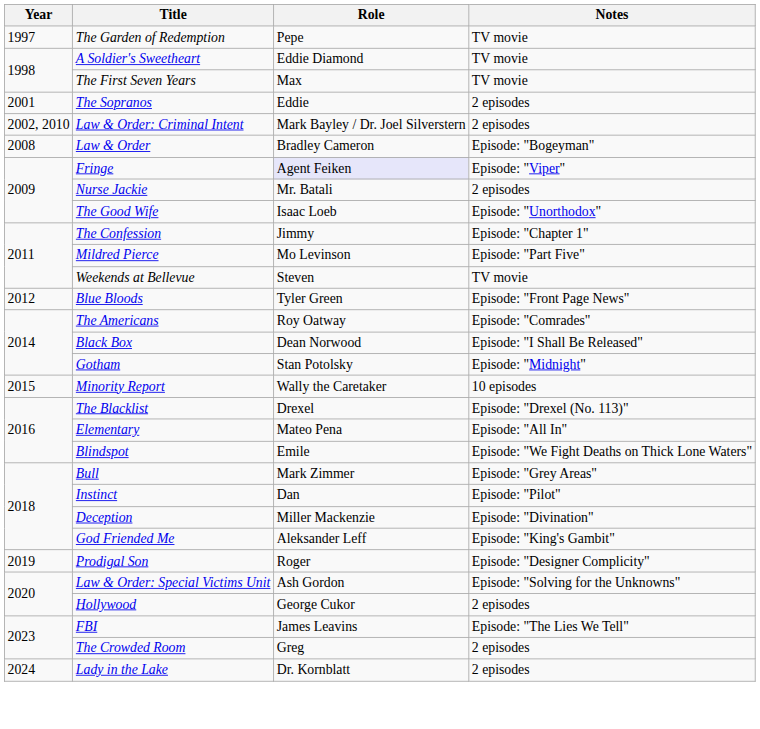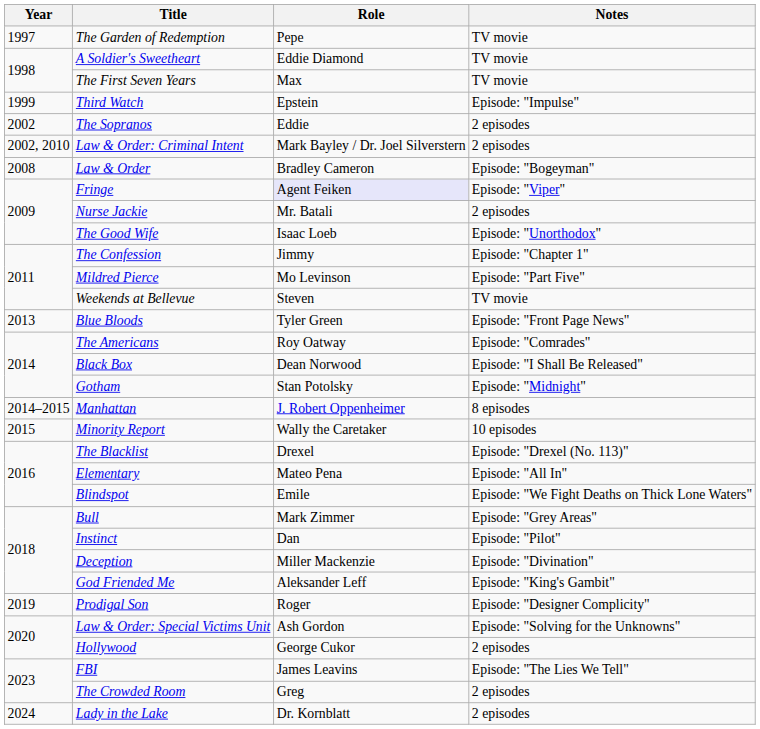+ row: (110, 102)
(21, 102) 2001 -> (21, 124) 2002
(21, 299) 2012 -> (21, 320) 2013
+ row: (106, 408)
